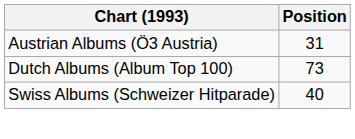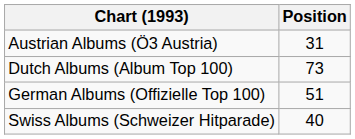+ row: (137, 95)
